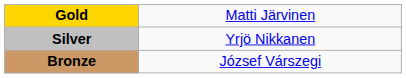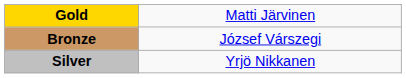rows swapped: (72, 38) <-> (72, 61)
